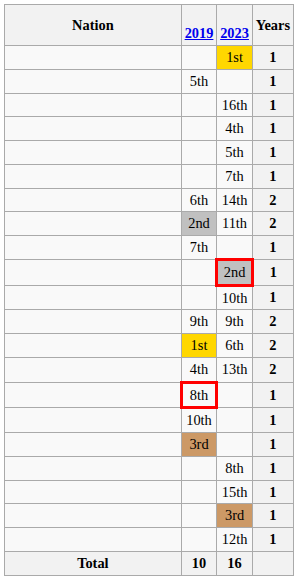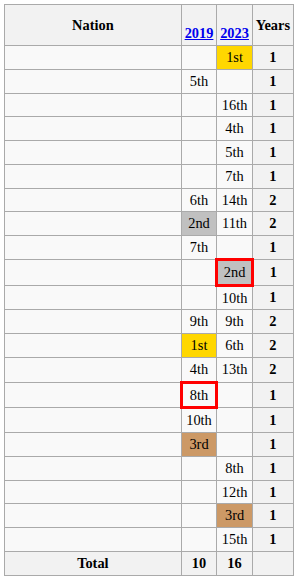rows swapped: (199, 540) <-> (199, 492)
